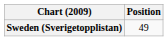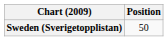(144, 28) 49 -> (144, 28) 50
